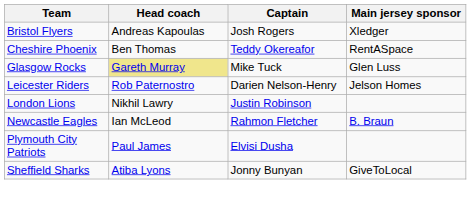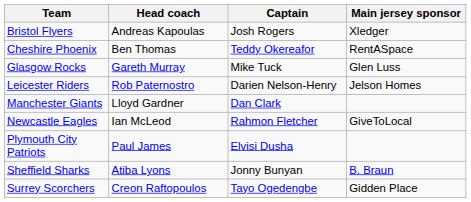(148, 67) khaki background -> (148, 67) no background
- row: (41, 103)
+ row: (55, 103)
(371, 121) B. Braun -> (381, 121) GiveToLocal
(381, 170) GiveToLocal -> (371, 170) B. Braun
+ row: (51, 188)
